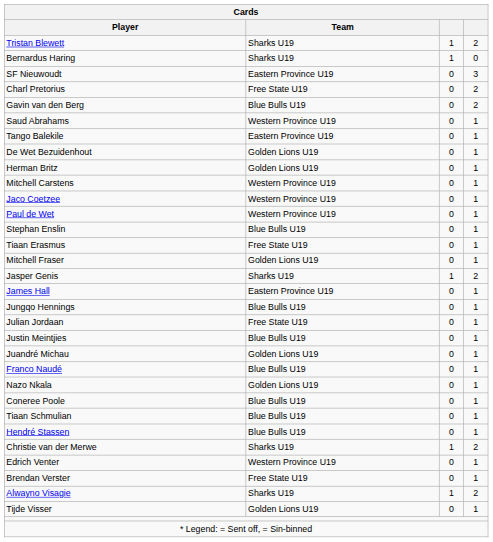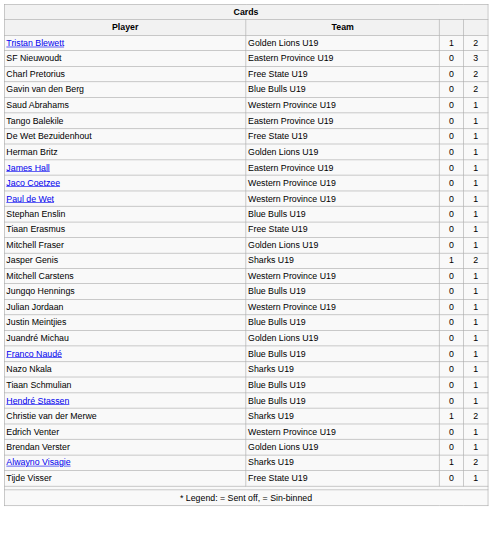(271, 43) Sharks U19 -> (283, 43) Golden Lions U19
- row: (41, 59)
(283, 152) Golden Lions U19 -> (278, 137) Free State U19
rows swapped: (40, 183) <-> (28, 292)
(278, 323) Free State U19 -> (292, 307) Western Province U19
(283, 385) Golden Lions U19 -> (271, 370) Sharks U19
- row: (36, 401)
(278, 478) Free State U19 -> (283, 447) Golden Lions U19
(283, 509) Golden Lions U19 -> (278, 478) Free State U19
